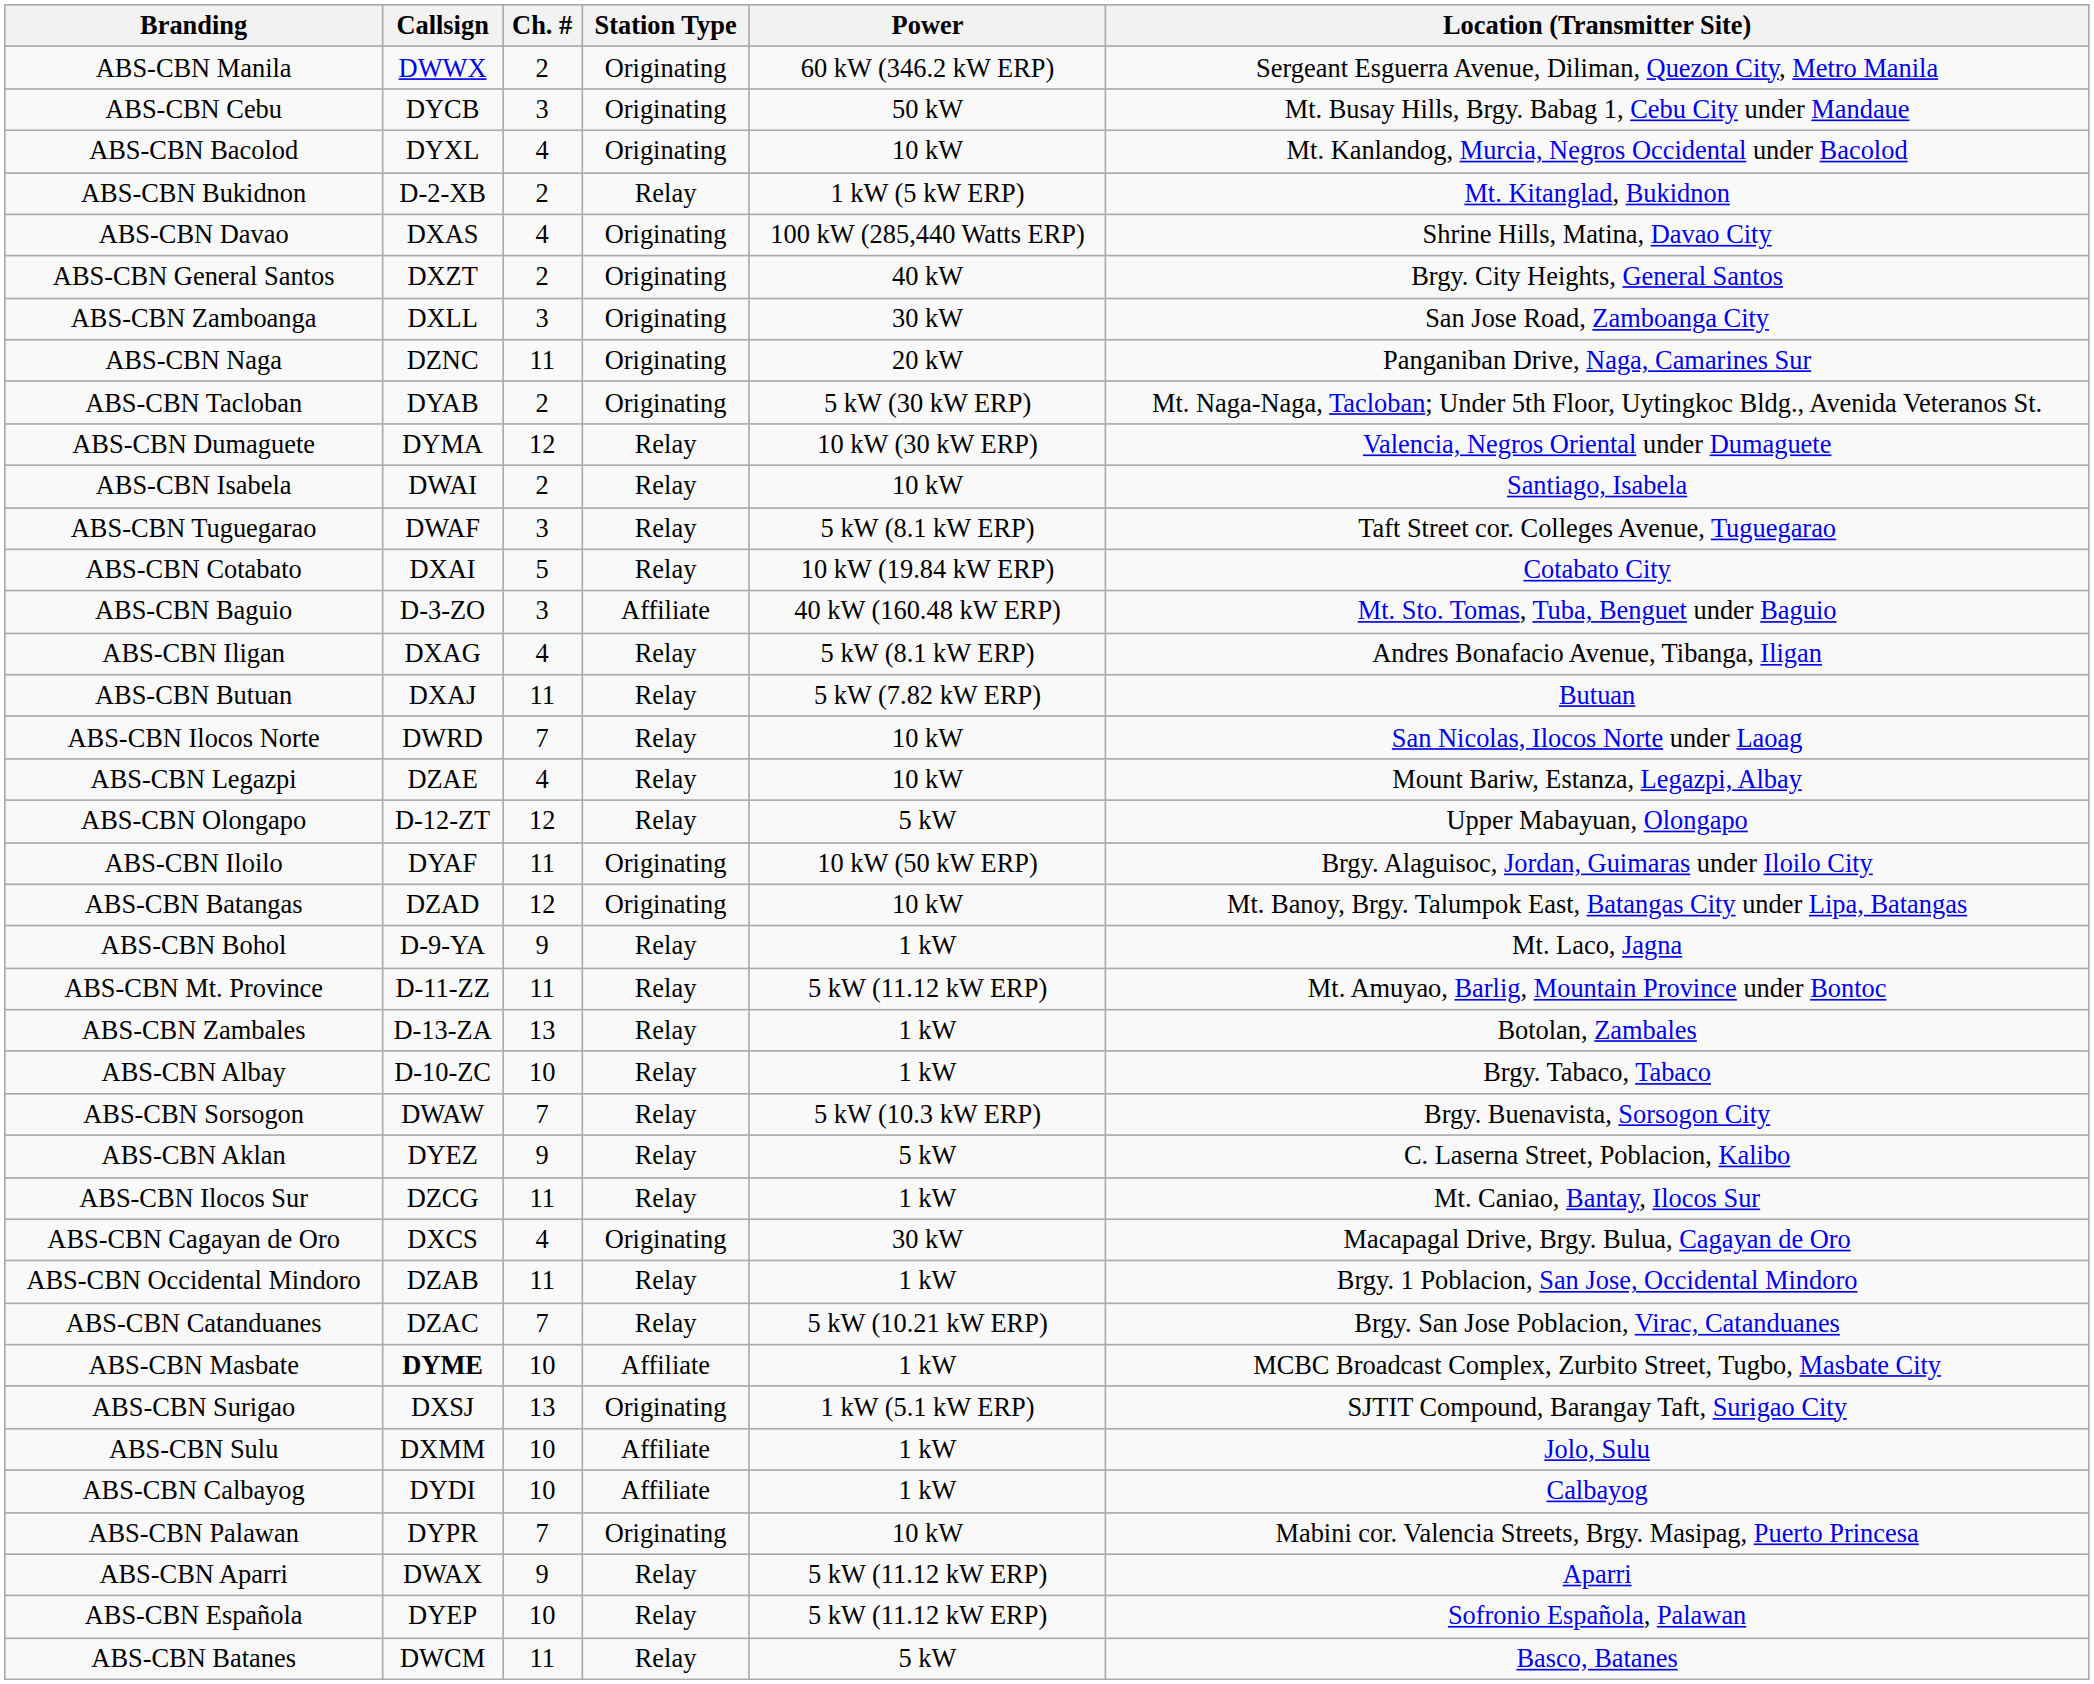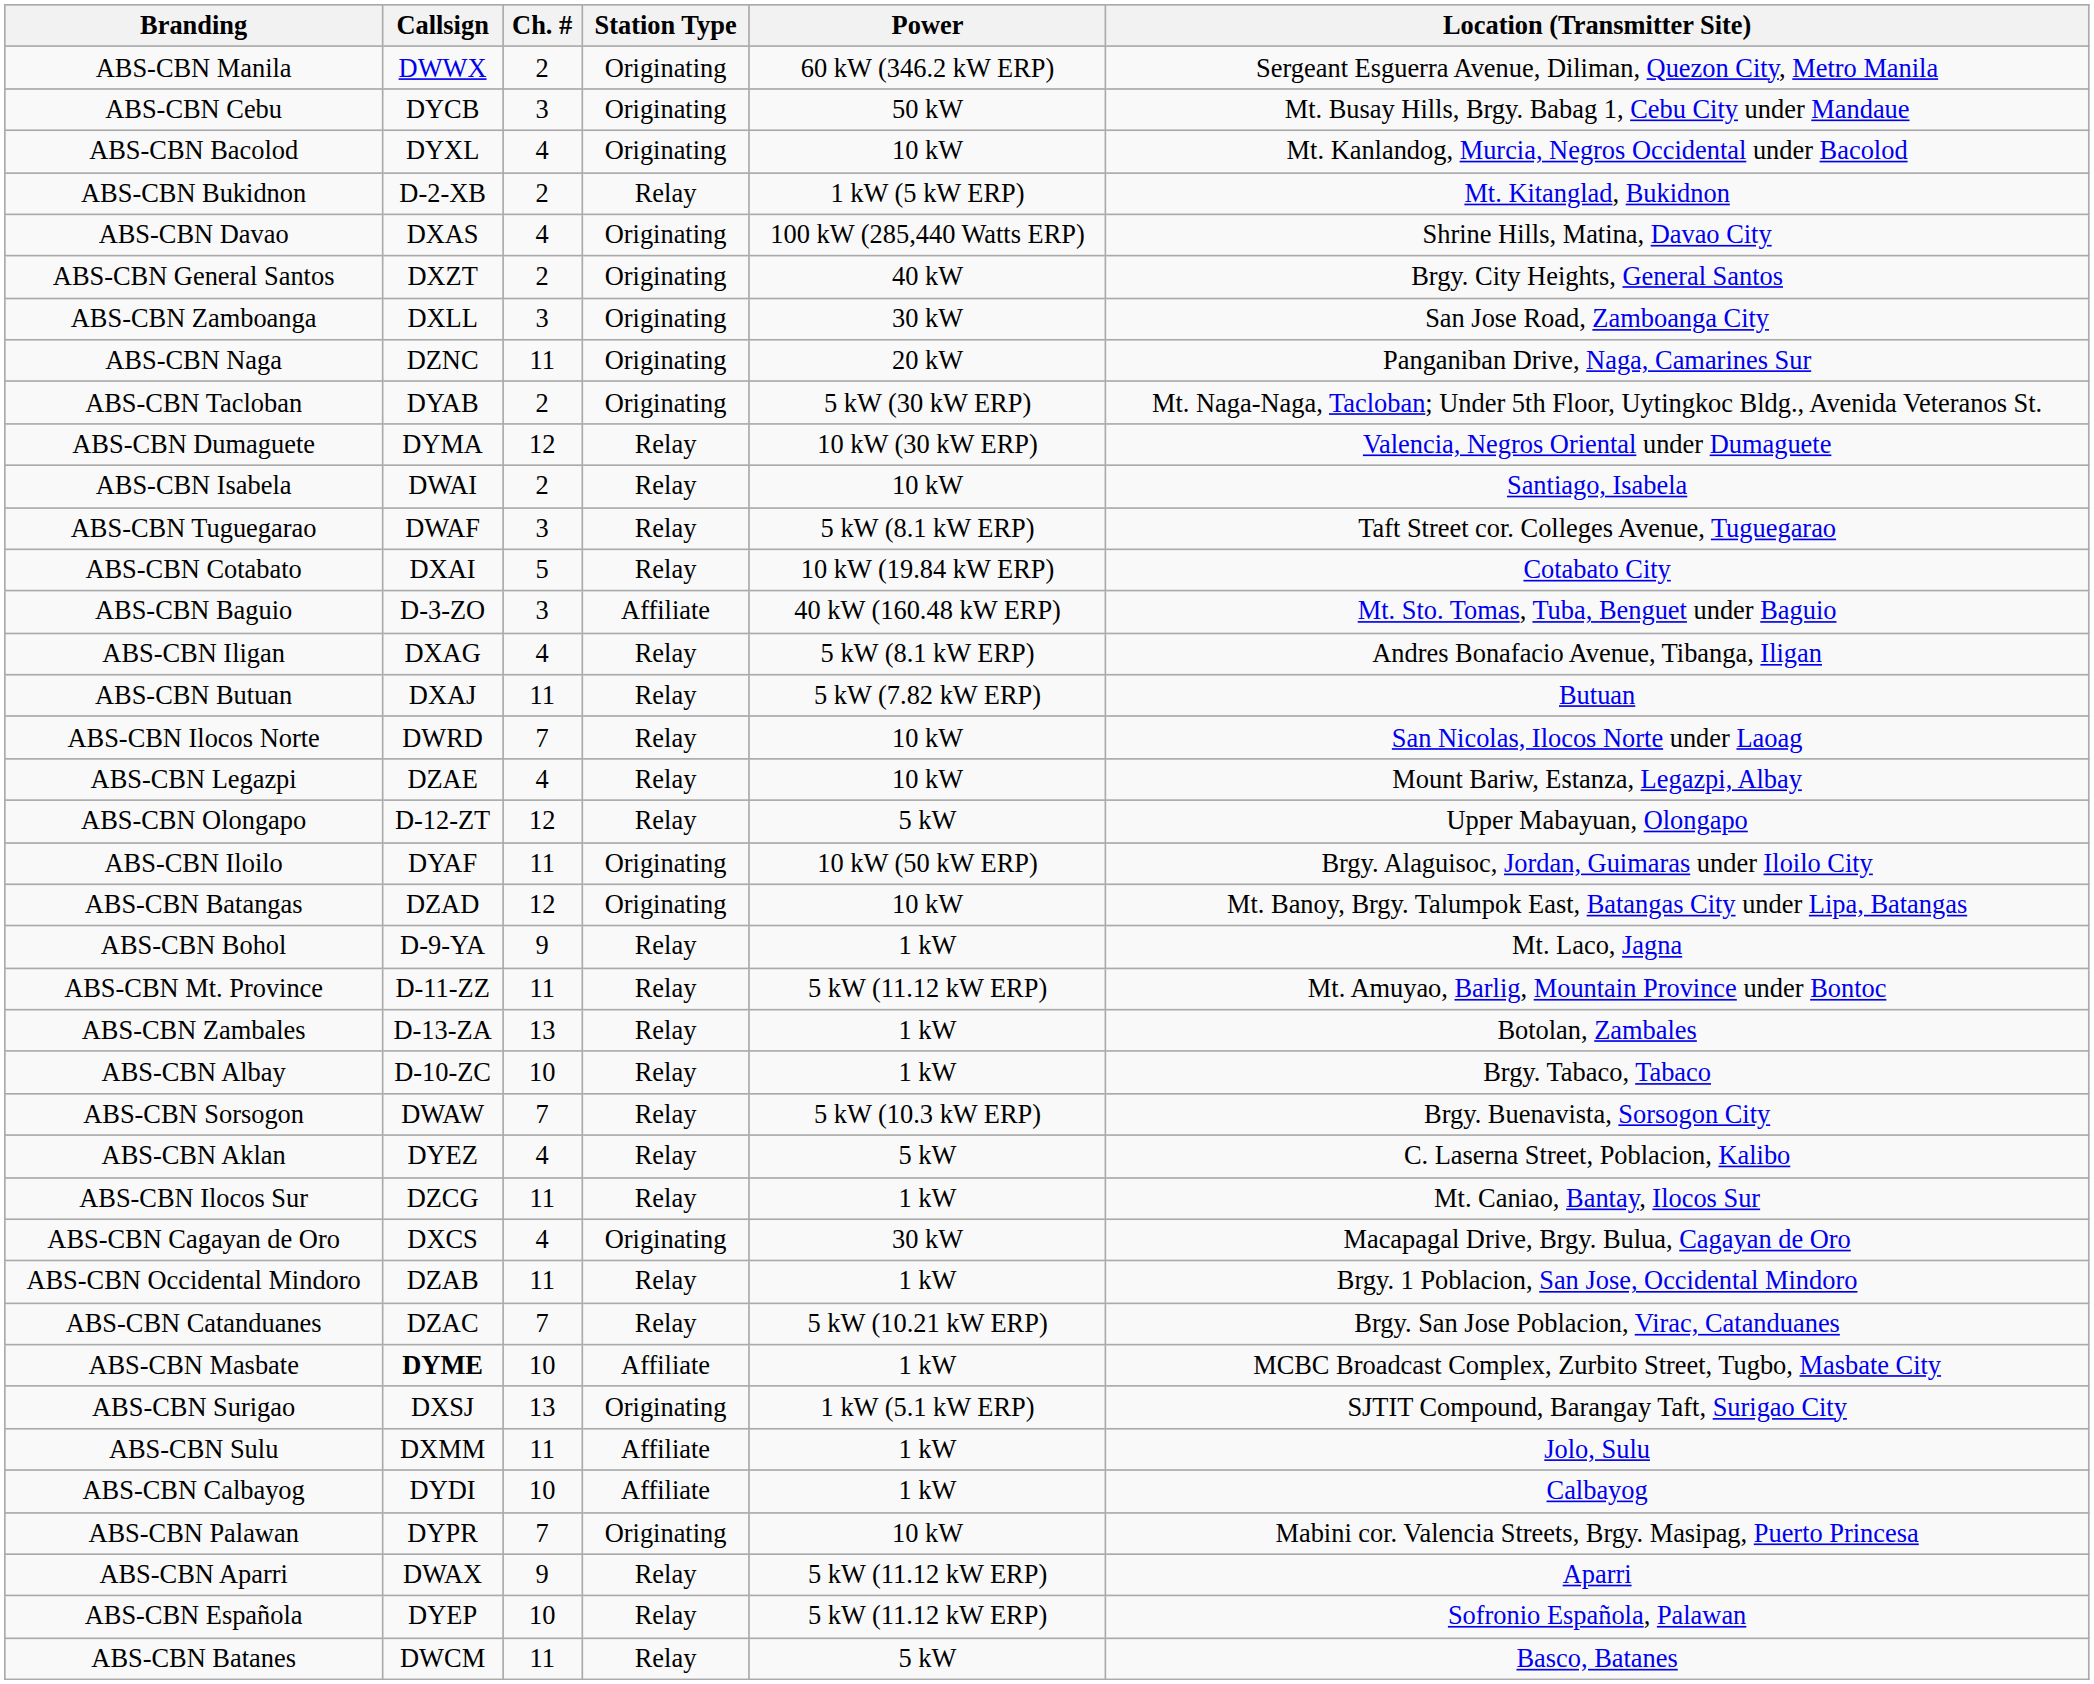(542, 1155) 9 -> (542, 1155) 4
(542, 1448) 10 -> (542, 1448) 11
